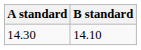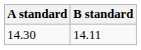(87, 34) 14.10 -> (87, 34) 14.11
